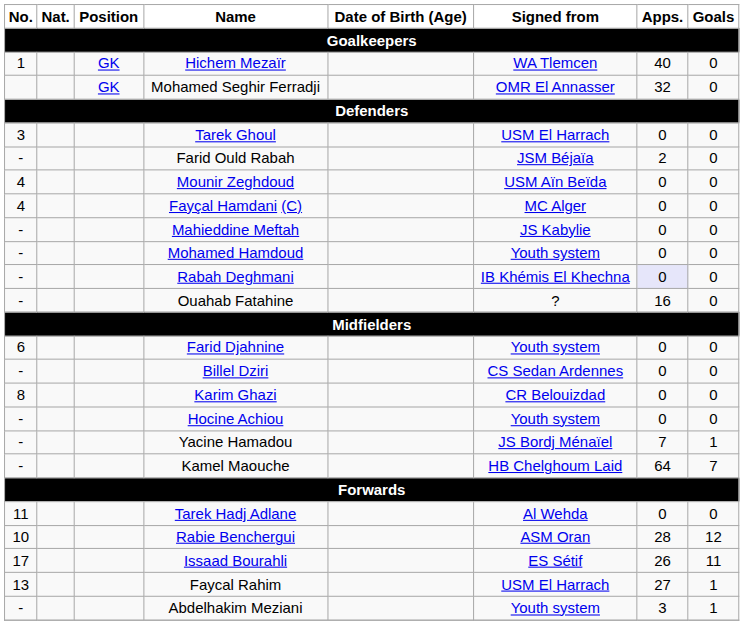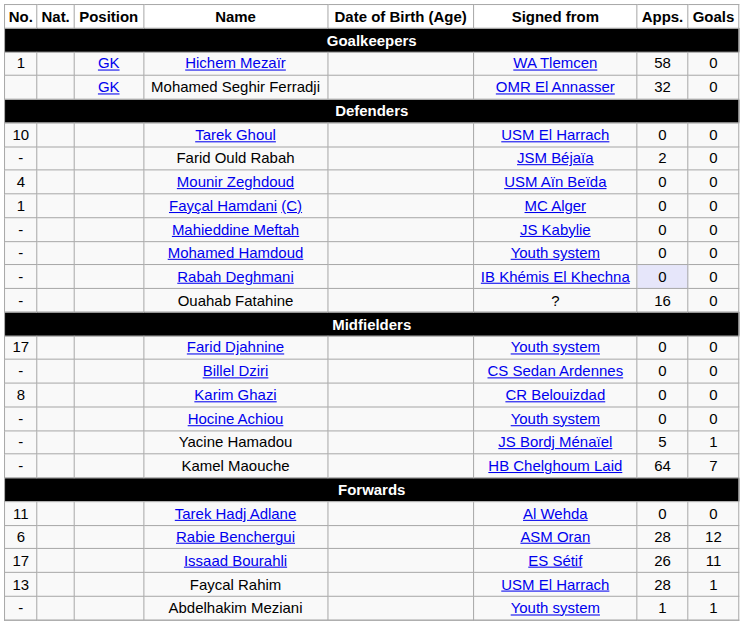(662, 64) 40 -> (662, 64) 58
(21, 135) 3 -> (21, 135) 10
(21, 206) 4 -> (21, 206) 1
(21, 348) 6 -> (21, 348) 17
(662, 443) 7 -> (662, 443) 5
(21, 537) 10 -> (21, 537) 6
(662, 585) 27 -> (662, 585) 28
(662, 608) 3 -> (662, 608) 1
